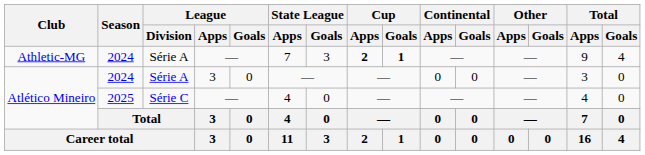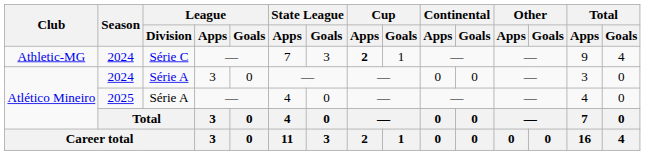(169, 56) Série A -> (169, 56) Série C
(401, 56) bold -> (401, 56) normal
(169, 98) Série C -> (169, 98) Série A
